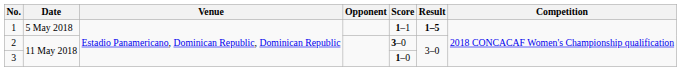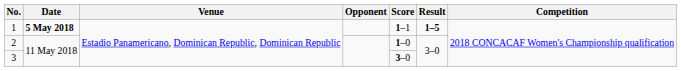(49, 27) normal -> (50, 27) bold
(399, 43) 3–0 -> (403, 43) 1–0
(403, 58) 1–0 -> (403, 58) 3–0
